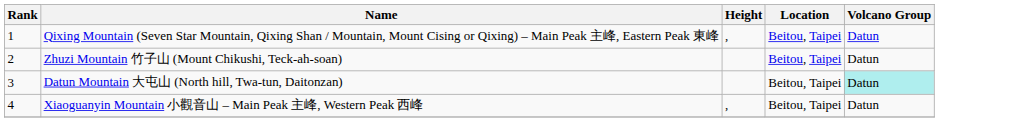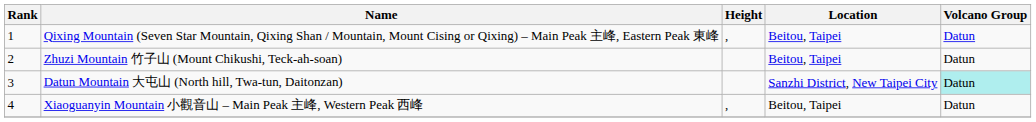(805, 82) Beitou, Taipei -> (853, 82) Sanzhi District, New Taipei City
